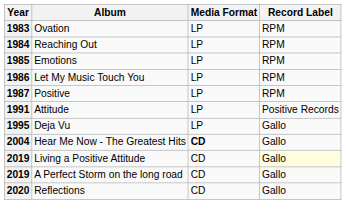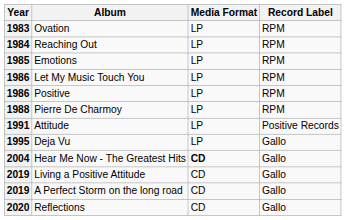(18, 93) 1987 -> (18, 93) 1986
+ row: (78, 110)
(274, 158) lightyellow background -> (274, 175) no background
